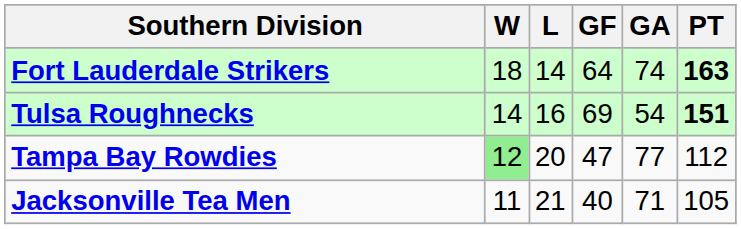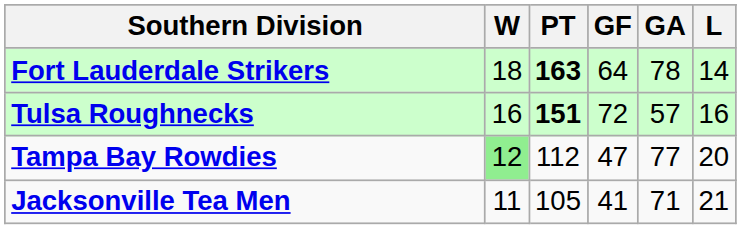columns swapped: (550, 26) <-> (706, 26)
(650, 69) 74 -> (665, 69) 78
(507, 113) 14 -> (507, 113) 16
(597, 113) 69 -> (613, 113) 72
(650, 113) 54 -> (665, 113) 57
(597, 200) 40 -> (613, 200) 41
